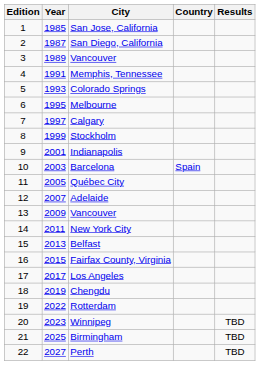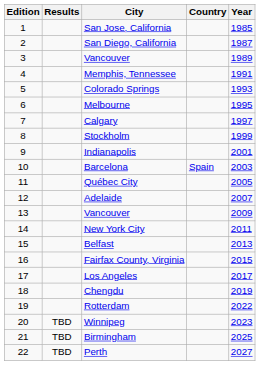columns swapped: (55, 12) <-> (235, 12)
